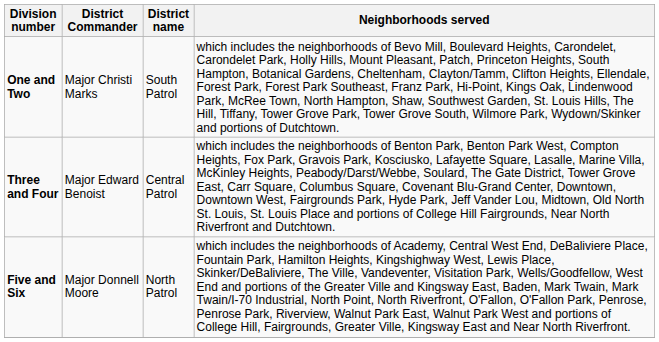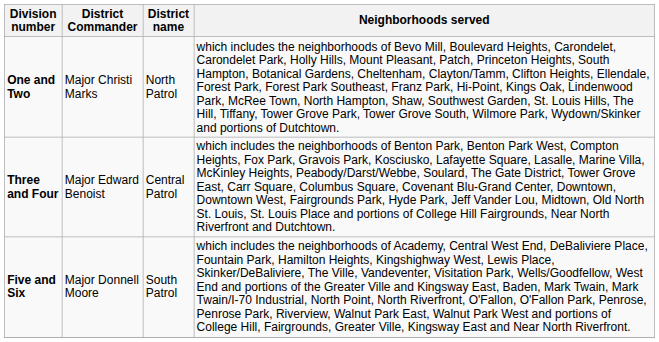(161, 87) South Patrol -> (161, 87) North Patrol
(161, 287) North Patrol -> (161, 287) South Patrol
